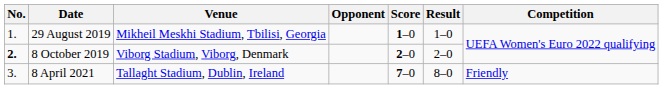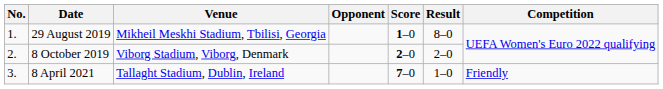(443, 34) 1–0 -> (443, 34) 8–0
(12, 53) bold -> (12, 53) normal
(443, 73) 8–0 -> (443, 73) 1–0
